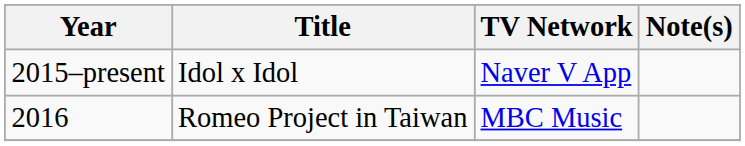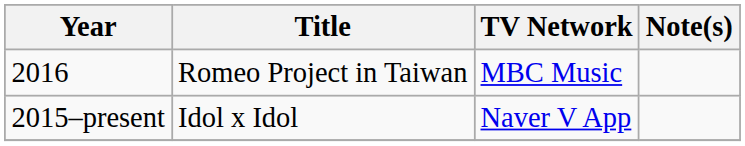rows swapped: (88, 72) <-> (40, 117)
